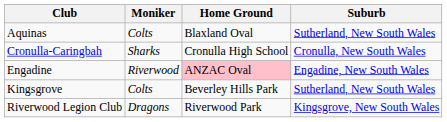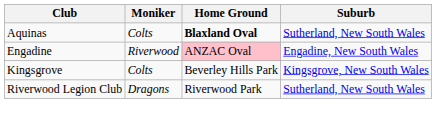(219, 32) normal -> (221, 32) bold
- row: (54, 51)
(365, 88) Sutherland, New South Wales -> (356, 70) Kingsgrove, New South Wales
(367, 107) Kingsgrove, New South Wales -> (354, 88) Sutherland, New South Wales
